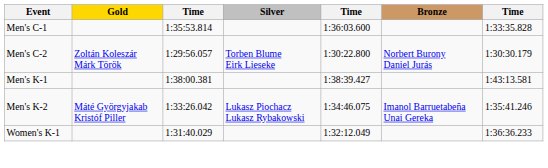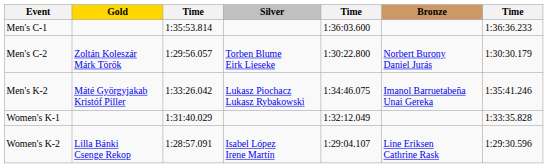(508, 27) 1:33:35.828 -> (508, 27) 1:36:36.233
- row: (27, 80)
(508, 133) 1:36:36.233 -> (508, 118) 1:33:35.828
+ row: (33, 144)
